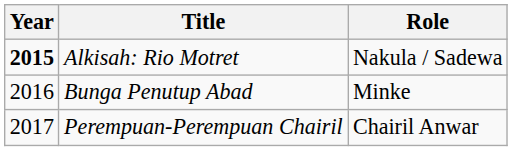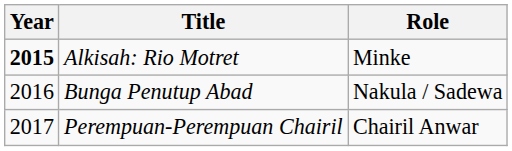(428, 57) Nakula / Sadewa -> (382, 57) Minke
(382, 92) Minke -> (428, 92) Nakula / Sadewa
